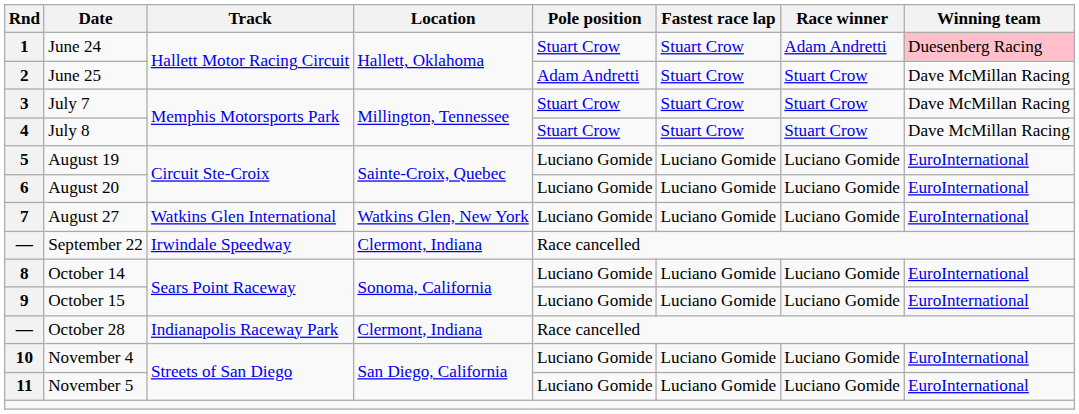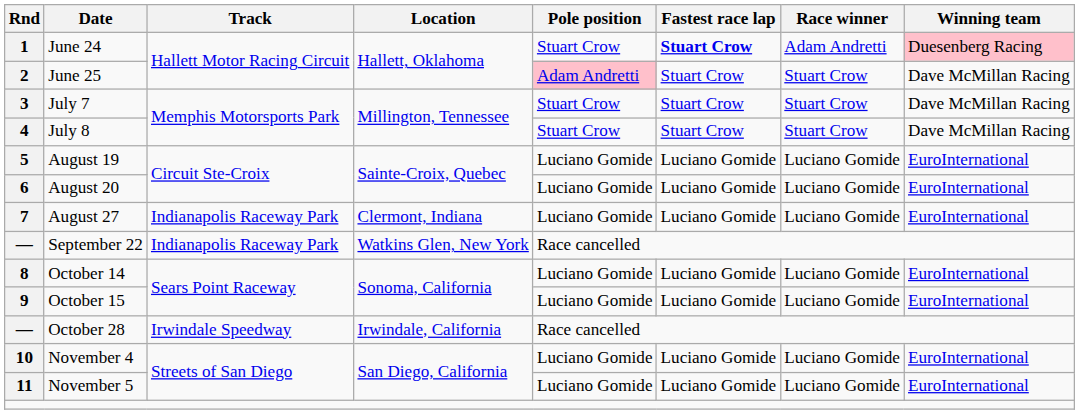(702, 46) normal -> (706, 46) bold
(588, 74) no background -> (588, 74) pink background
(244, 216) Watkins Glen International -> (245, 216) Indianapolis Raceway Park
(443, 216) Watkins Glen, New York -> (420, 216) Clermont, Indiana
(221, 244) Irwindale Speedway -> (245, 244) Indianapolis Raceway Park
(420, 244) Clermont, Indiana -> (443, 244) Watkins Glen, New York
(245, 329) Indianapolis Raceway Park -> (221, 329) Irwindale Speedway
(420, 329) Clermont, Indiana -> (429, 329) Irwindale, California
